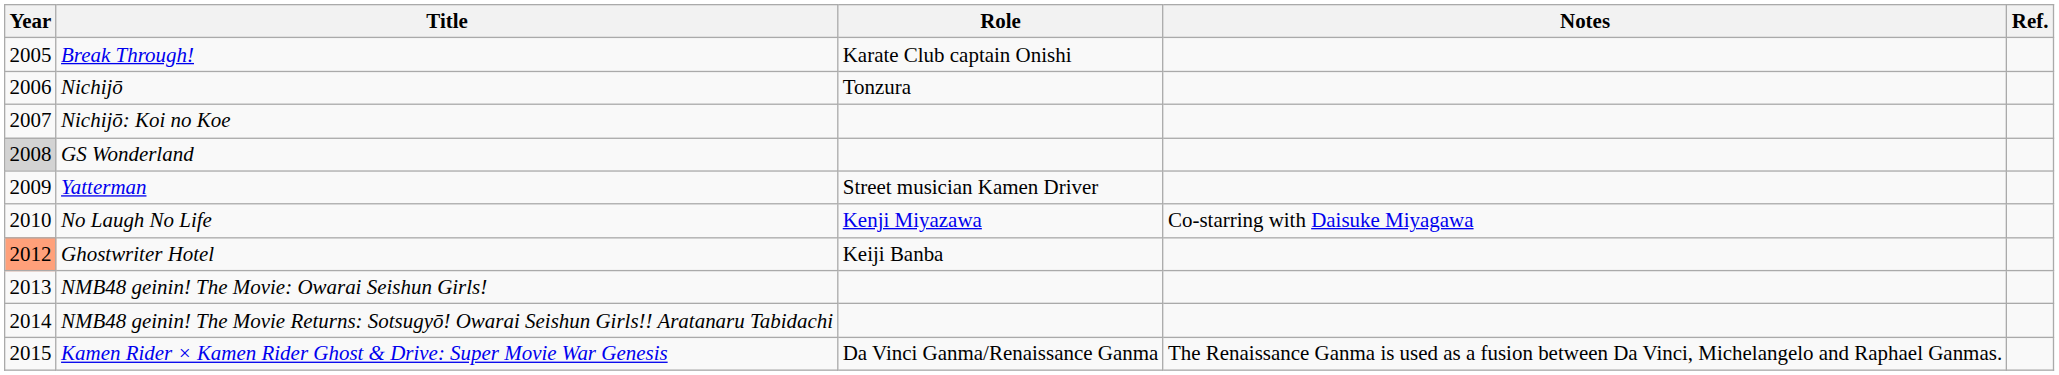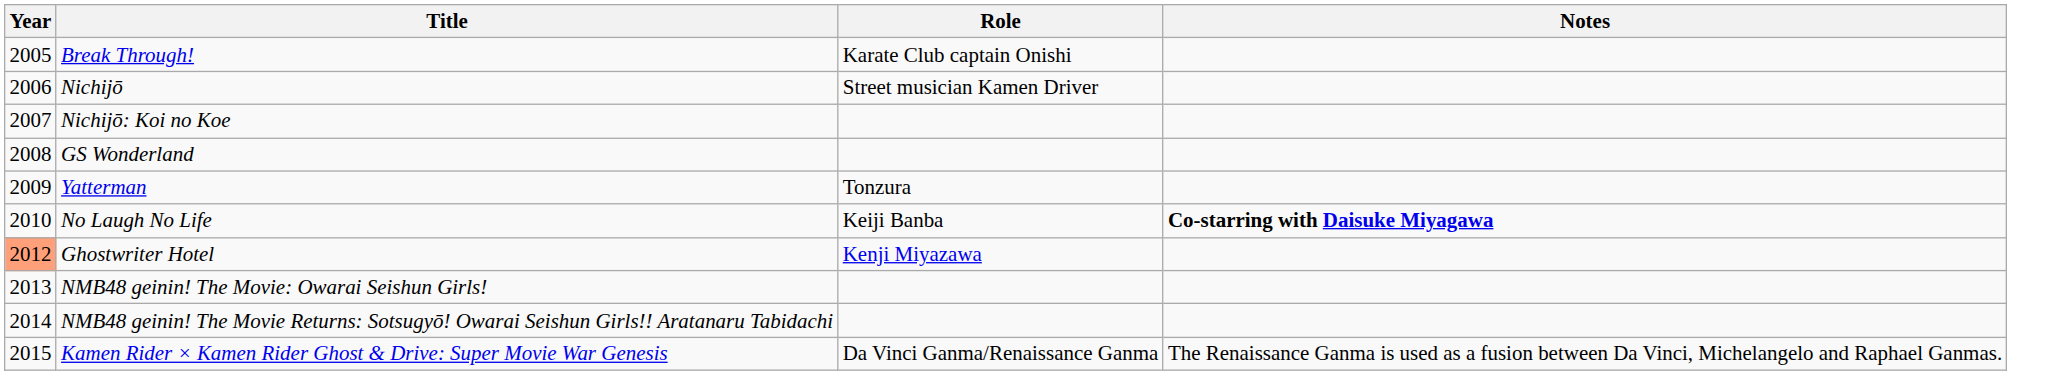- column: (2030, 21)
(877, 87) Tonzura -> (970, 87) Street musician Kamen Driver
(30, 154) lightgrey background -> (30, 154) no background
(970, 187) Street musician Kamen Driver -> (877, 187) Tonzura
(912, 220) Kenji Miyazawa -> (893, 220) Keiji Banba
(1321, 220) normal -> (1331, 220) bold
(893, 253) Keiji Banba -> (912, 253) Kenji Miyazawa
